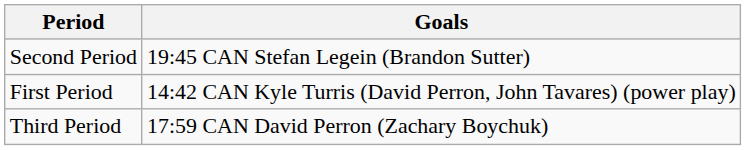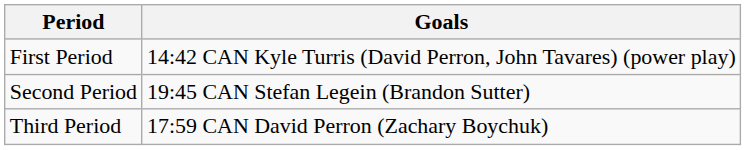rows swapped: (61, 91) <-> (73, 56)
